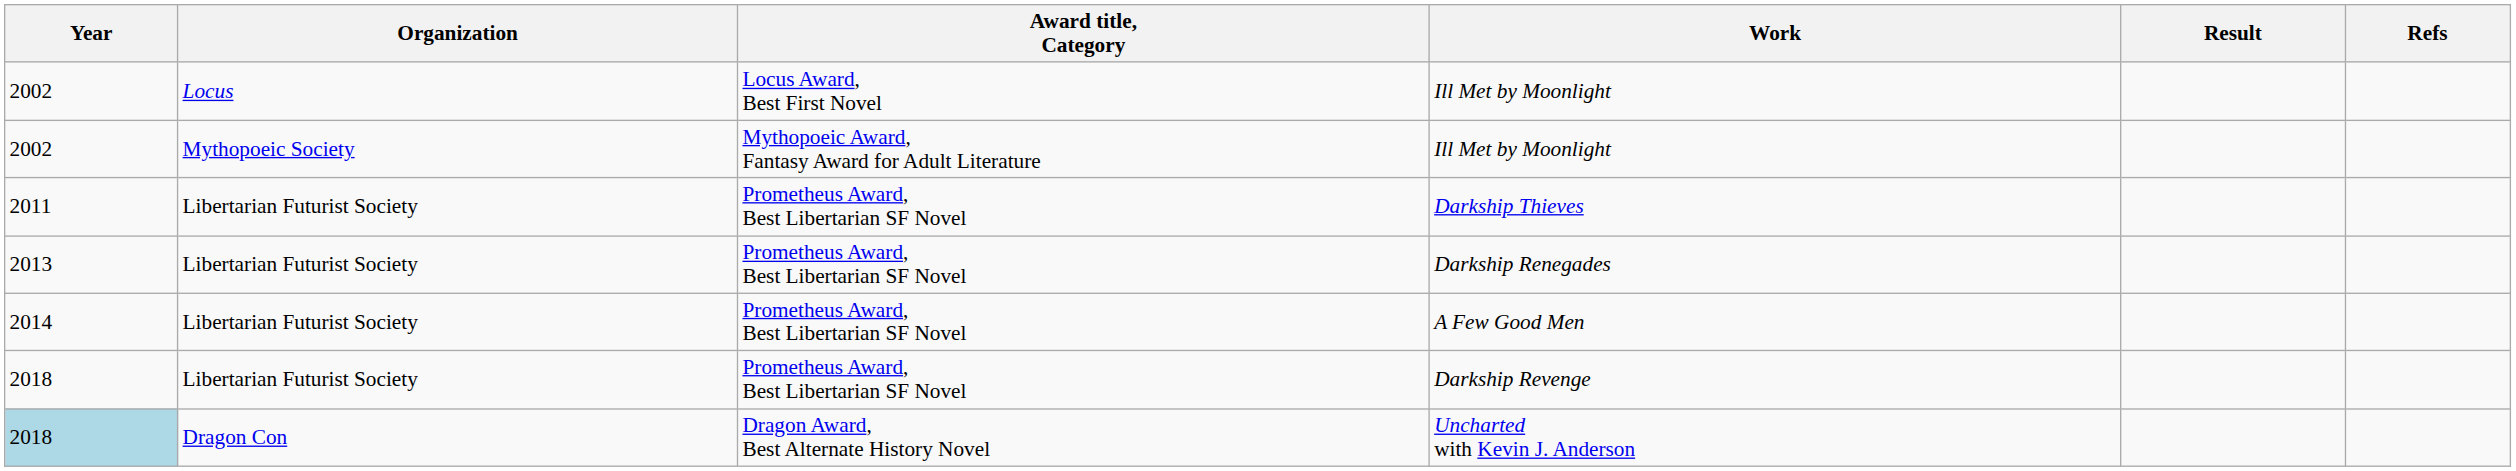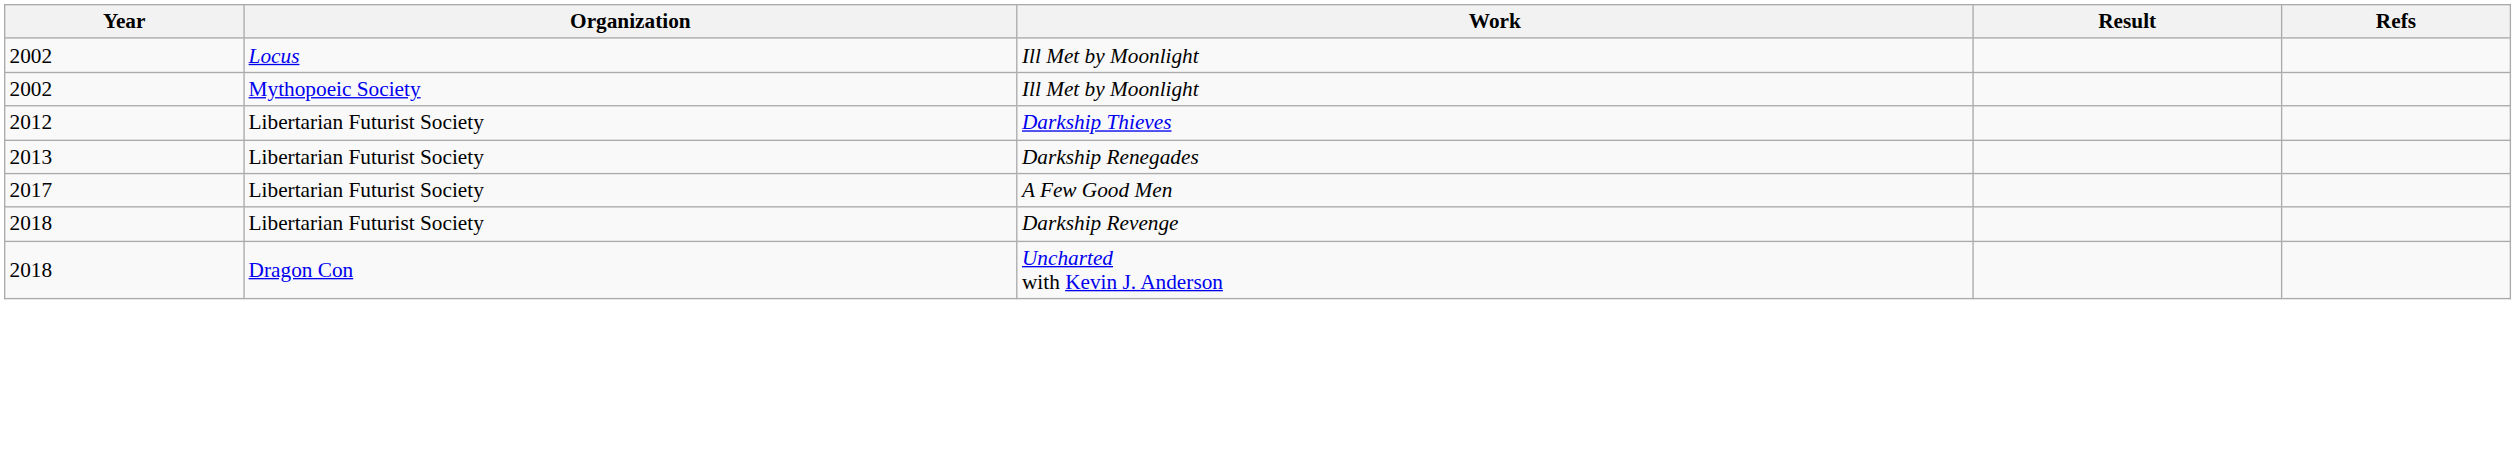- column: (1083, 33)
(30, 206) 2011 -> (31, 122) 2012
(31, 321) 2014 -> (31, 190) 2017
(31, 437) lightblue background -> (31, 269) no background
